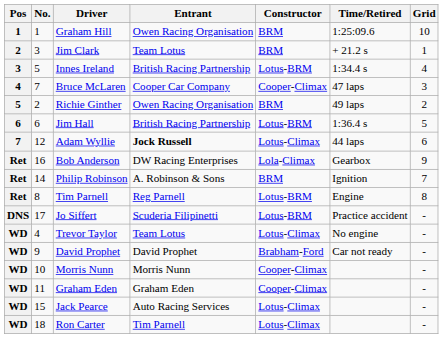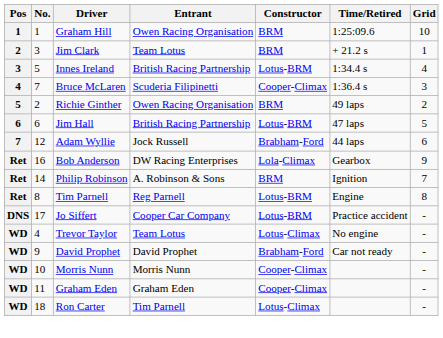(181, 87) Cooper Car Company -> (175, 87) Scuderia Filipinetti
(348, 87) 47 laps -> (350, 87) 1:36.4 s
(350, 123) 1:36.4 s -> (348, 123) 47 laps
(162, 141) bold -> (161, 141) normal
(289, 141) Lotus-Climax -> (291, 141) Brabham-Ford
(175, 215) Scuderia Filipinetti -> (181, 215) Cooper Car Company
- row: (82, 306)
